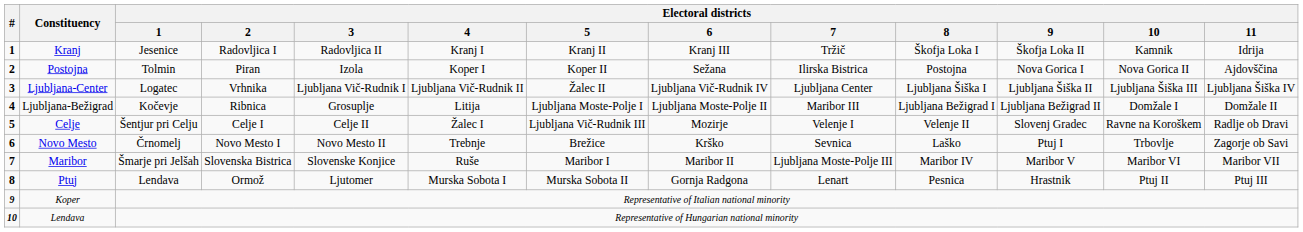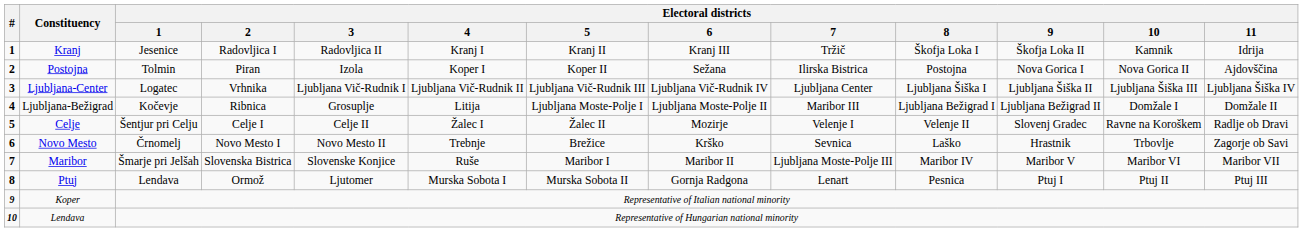(587, 87) Žalec II -> (587, 87) Ljubljana Vič-Rudnik III
(587, 124) Ljubljana Vič-Rudnik III -> (587, 124) Žalec II
(1050, 143) Ptuj I -> (1050, 143) Hrastnik
(1050, 180) Hrastnik -> (1050, 180) Ptuj I
